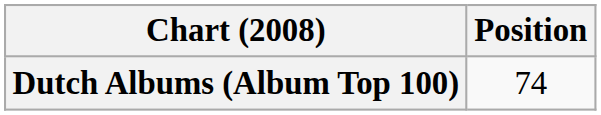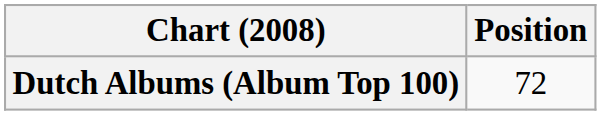(531, 82) 74 -> (531, 82) 72
